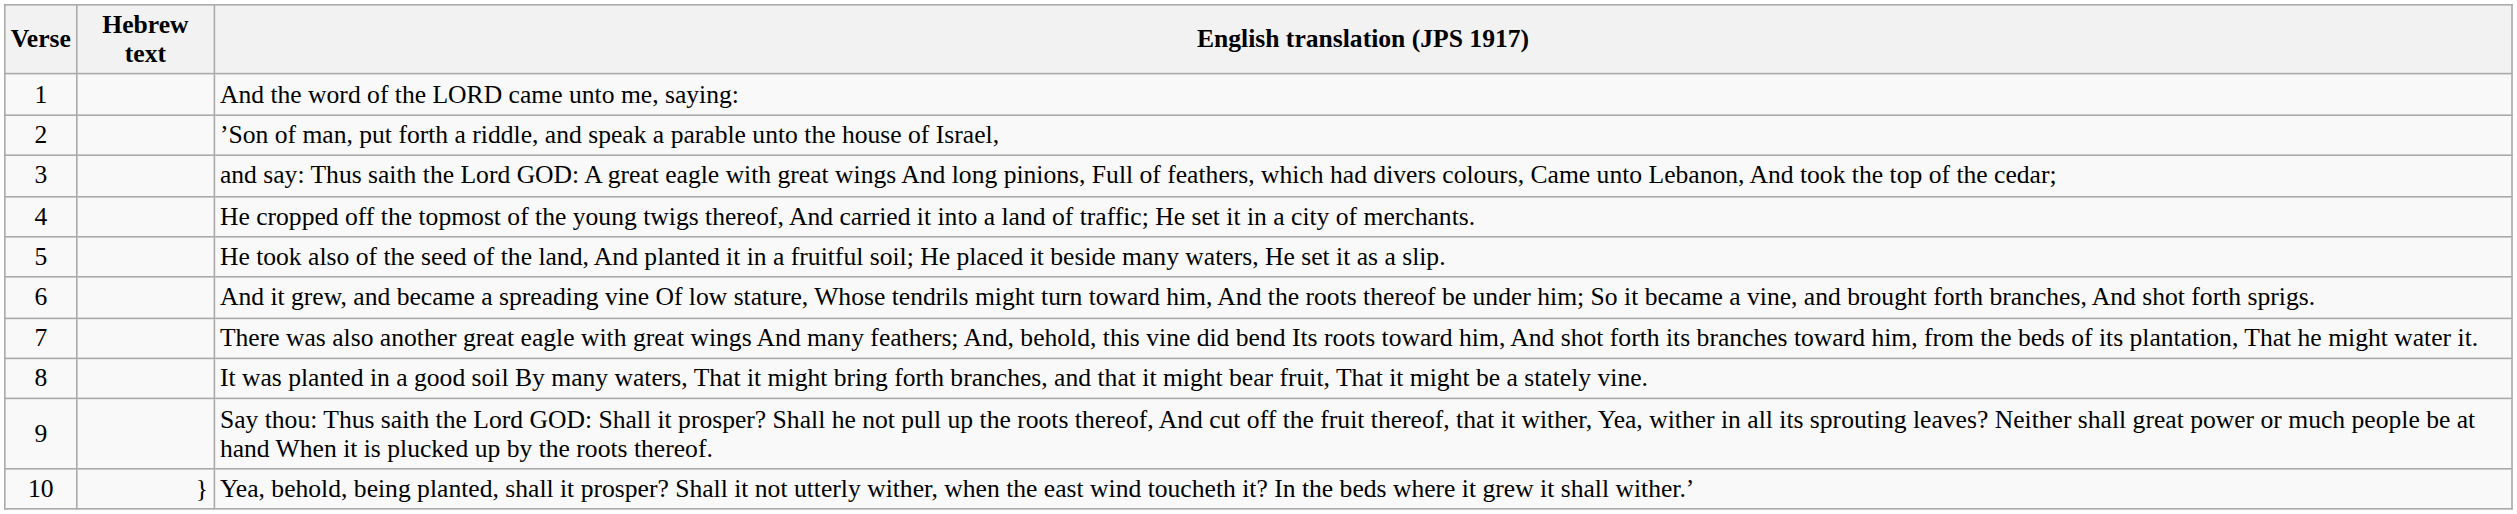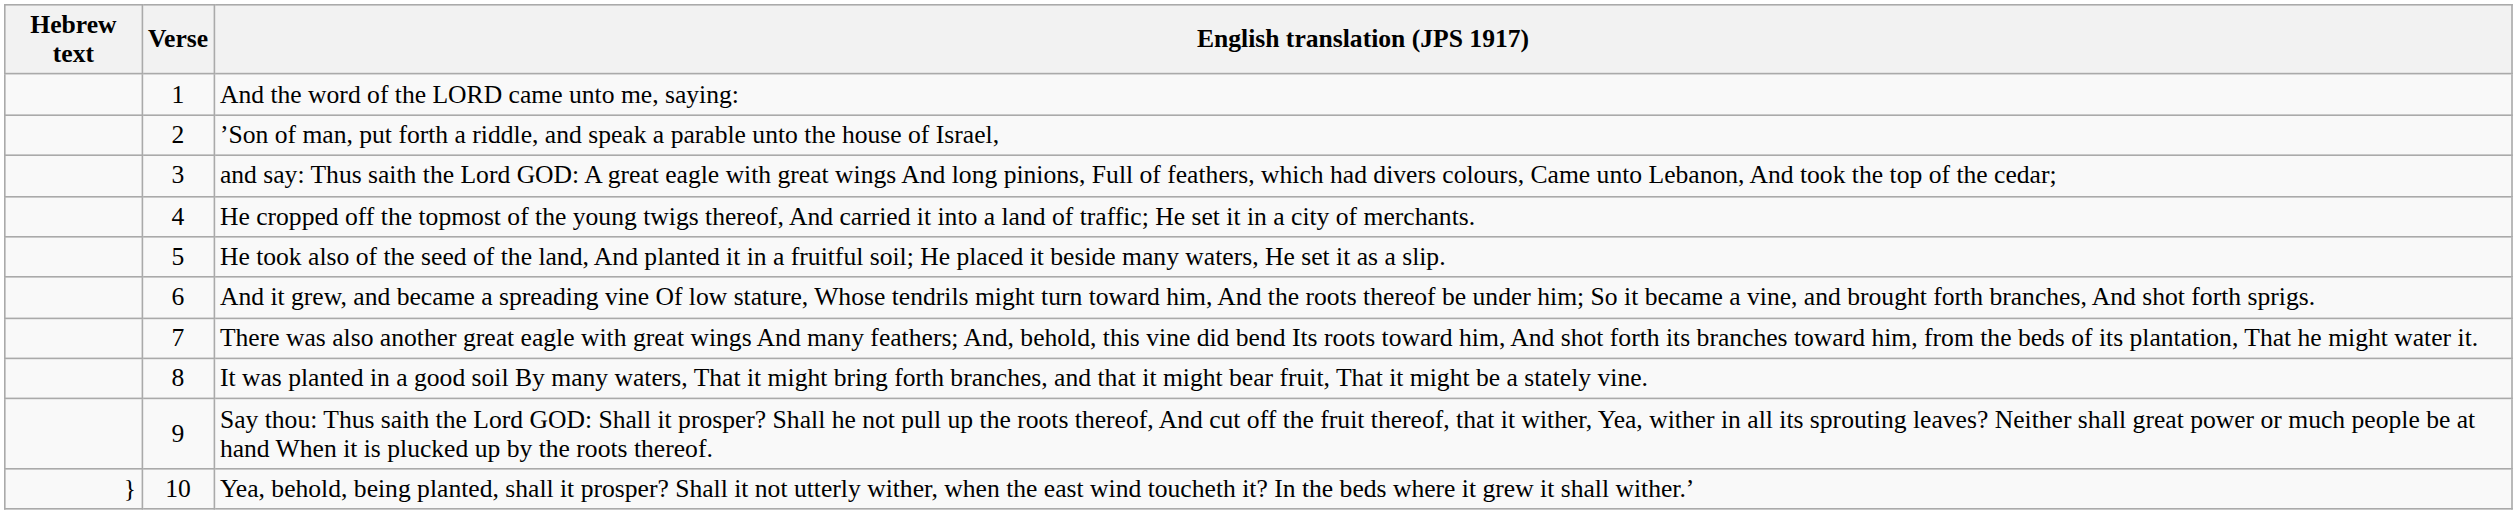columns swapped: (41, 39) <-> (145, 39)
